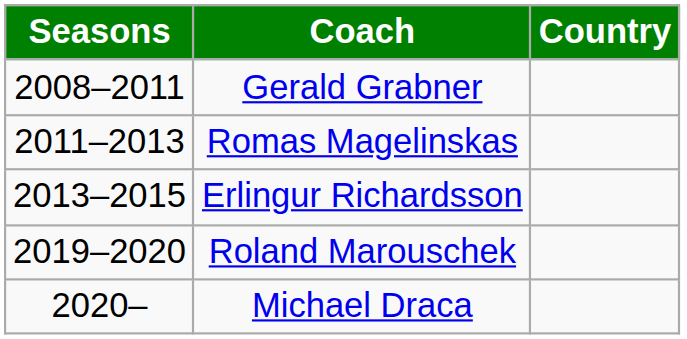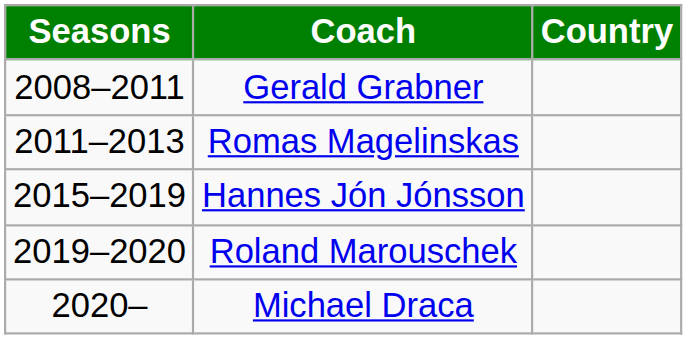- row: (362, 196)
+ row: (363, 196)
